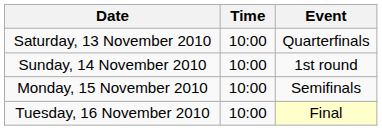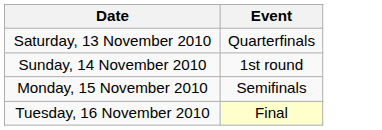- column: (248, 16)
